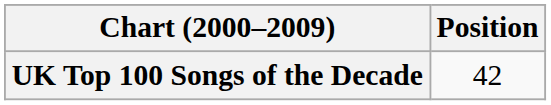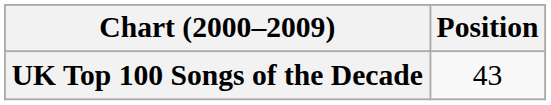(488, 74) 42 -> (488, 74) 43
